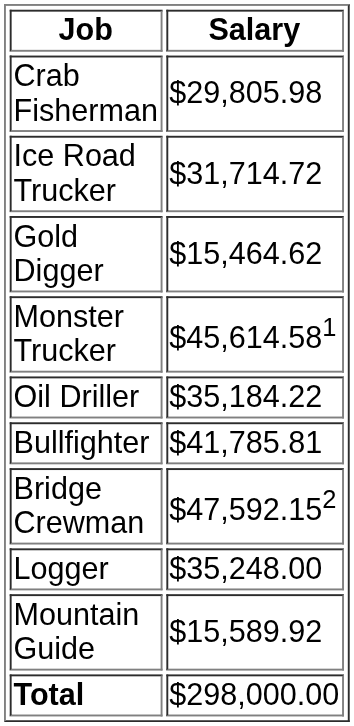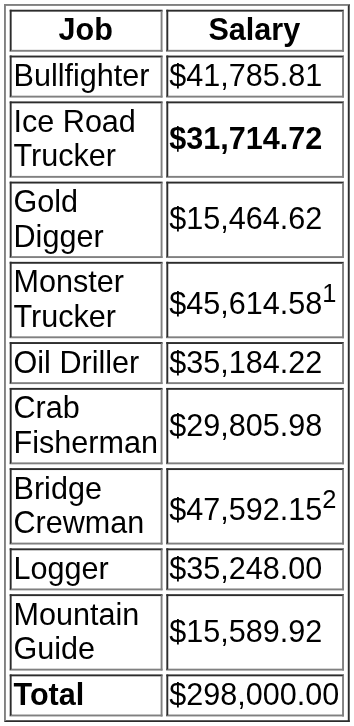rows swapped: (86, 93) <-> (82, 442)
(246, 173) normal -> (246, 139) bold
